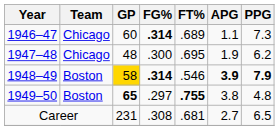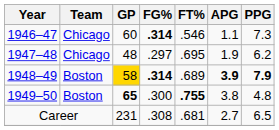(192, 35) .689 -> (192, 35) .546
(160, 55) .300 -> (160, 55) .297
(192, 75) .546 -> (192, 75) .689
(160, 96) .297 -> (160, 96) .300
